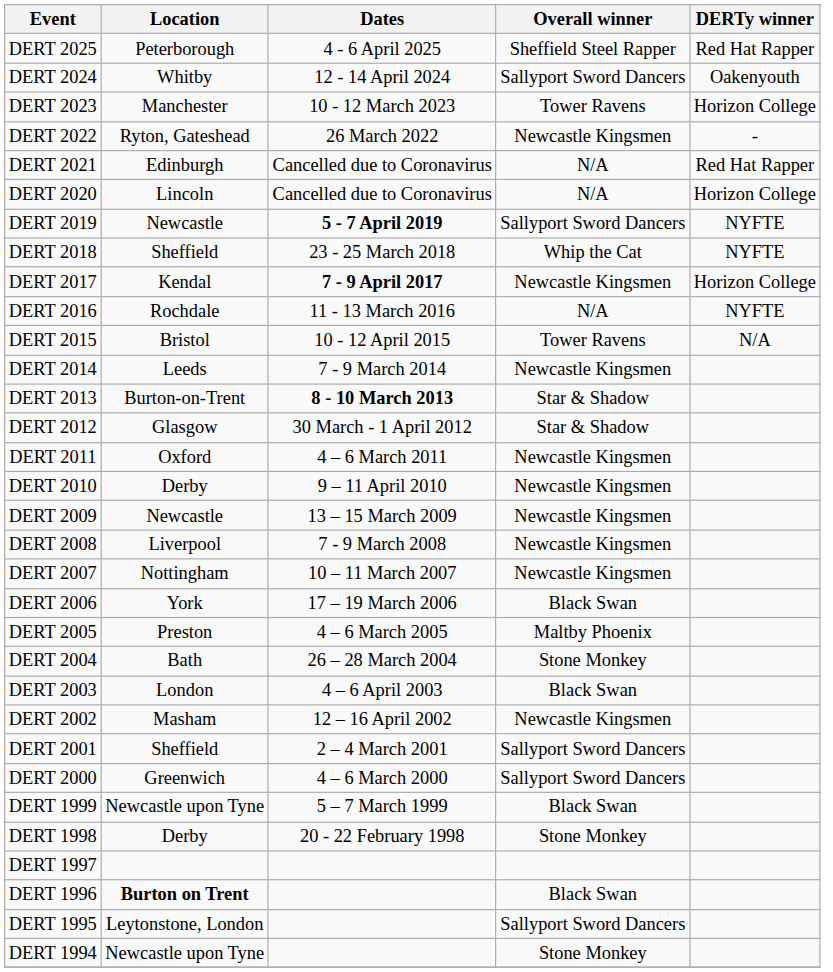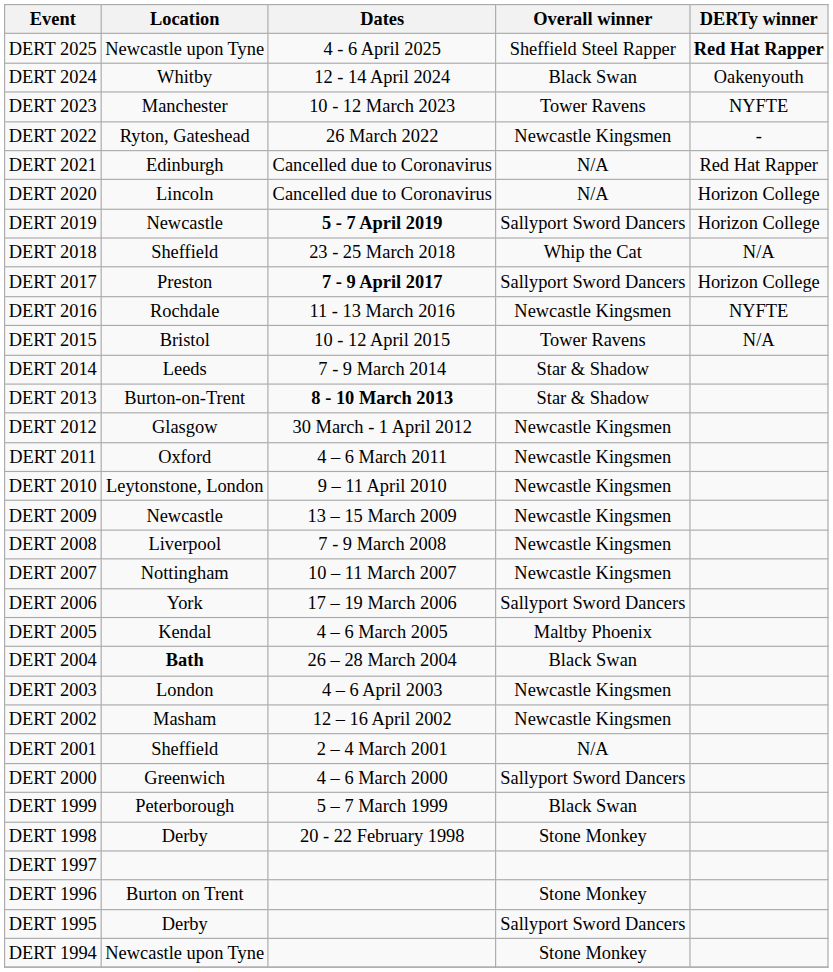(185, 48) Peterborough -> (185, 48) Newcastle upon Tyne
(755, 48) normal -> (759, 48) bold
(593, 77) Sallyport Sword Dancers -> (593, 77) Black Swan
(755, 106) Horizon College -> (759, 106) NYFTE
(755, 223) NYFTE -> (759, 223) Horizon College
(755, 252) NYFTE -> (759, 252) N/A
(185, 281) Kendal -> (185, 281) Preston
(593, 281) Newcastle Kingsmen -> (593, 281) Sallyport Sword Dancers
(593, 310) N/A -> (593, 310) Newcastle Kingsmen
(593, 369) Newcastle Kingsmen -> (593, 369) Star & Shadow
(593, 427) Star & Shadow -> (593, 427) Newcastle Kingsmen
(185, 485) Derby -> (185, 485) Leytonstone, London
(593, 602) Black Swan -> (593, 602) Sallyport Sword Dancers
(185, 631) Preston -> (185, 631) Kendal
(185, 661) normal -> (185, 661) bold
(593, 661) Stone Monkey -> (593, 661) Black Swan
(593, 690) Black Swan -> (593, 690) Newcastle Kingsmen
(593, 748) Sallyport Sword Dancers -> (593, 748) N/A
(185, 806) Newcastle upon Tyne -> (185, 806) Peterborough
(185, 894) bold -> (185, 894) normal
(593, 894) Black Swan -> (593, 894) Stone Monkey
(185, 923) Leytonstone, London -> (185, 923) Derby
